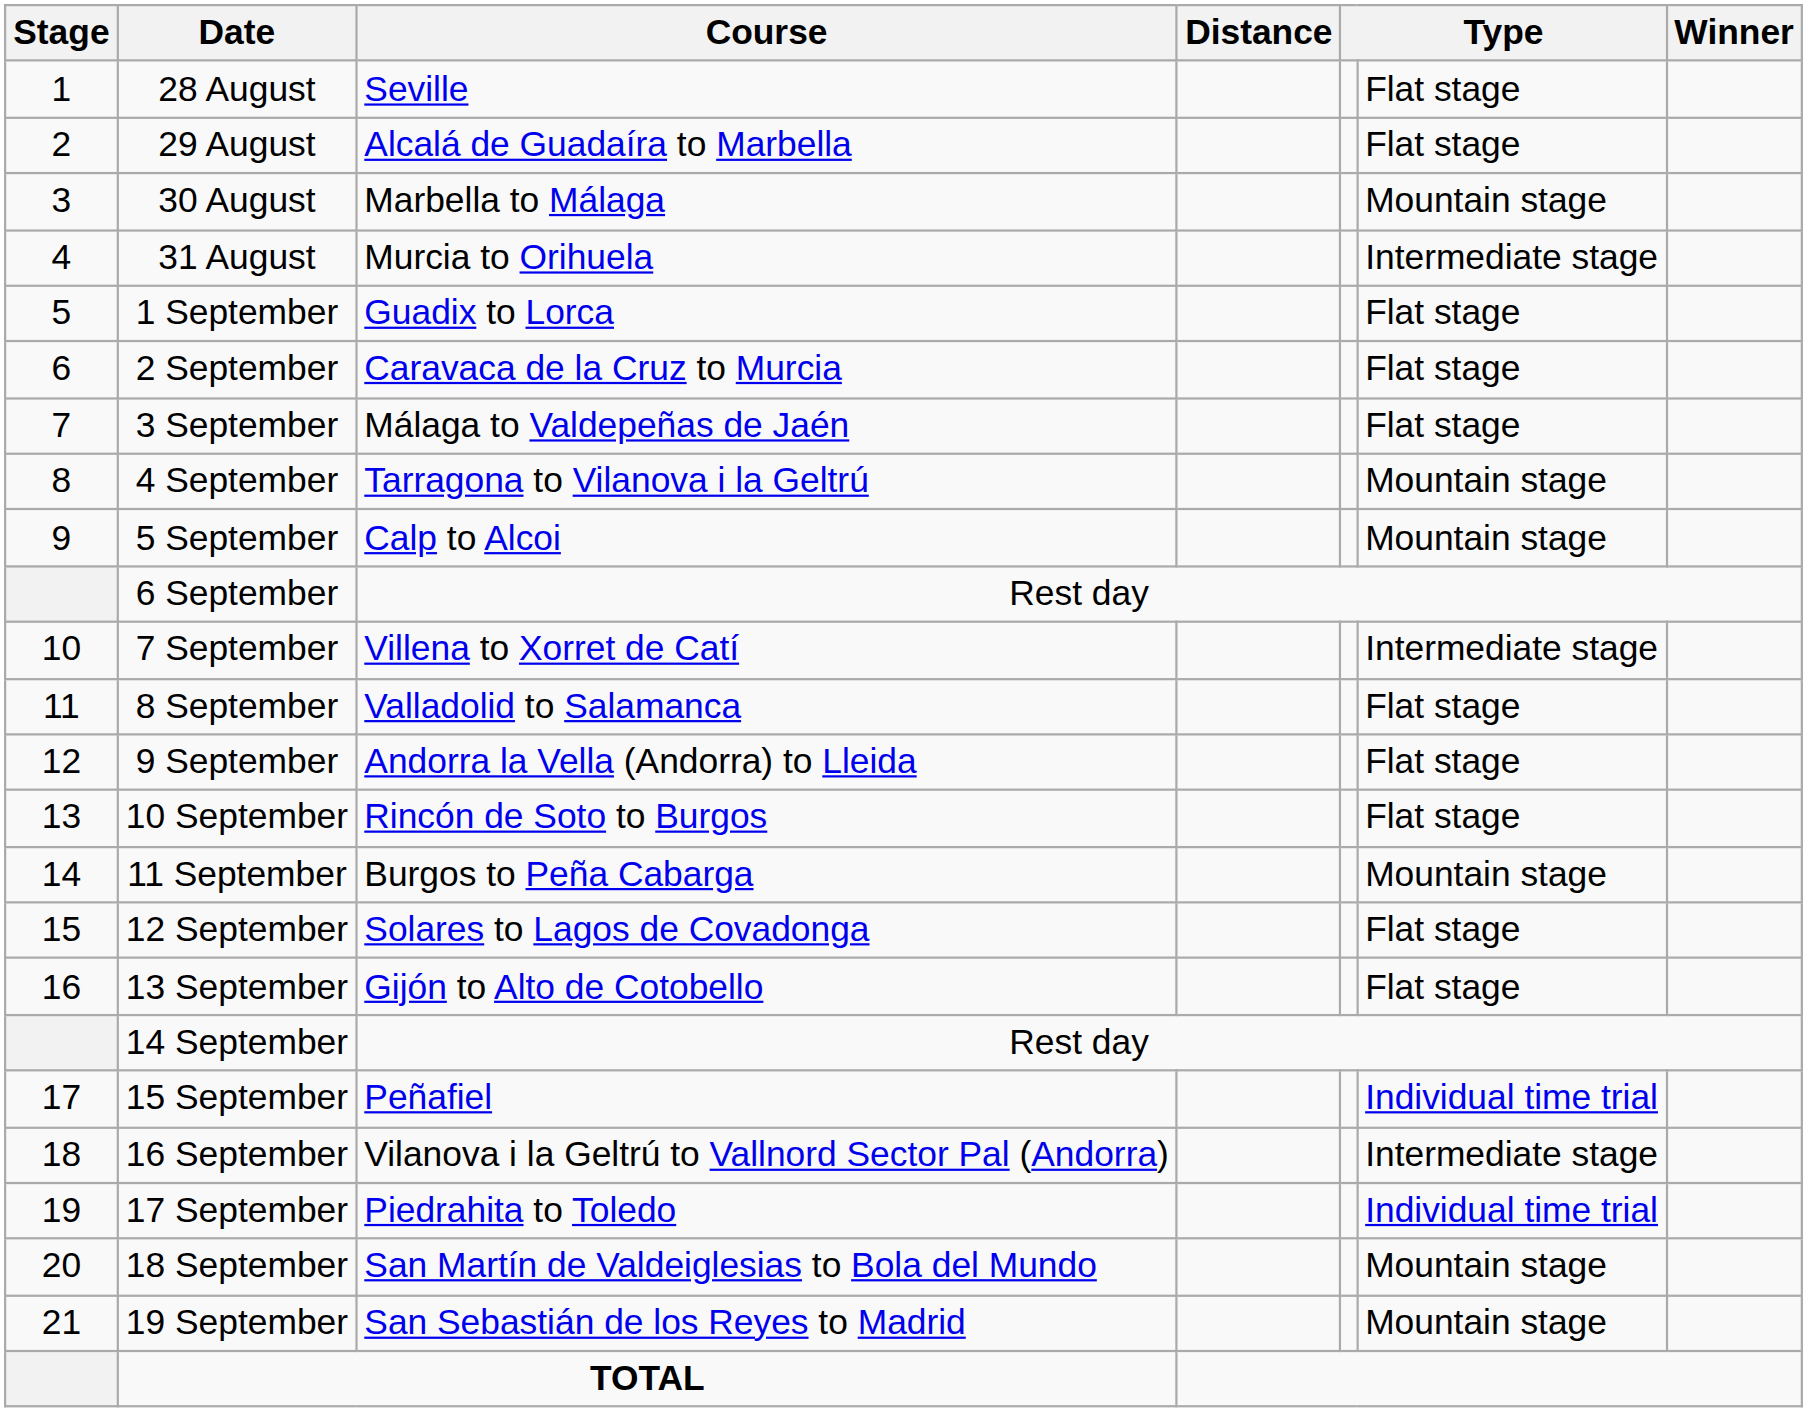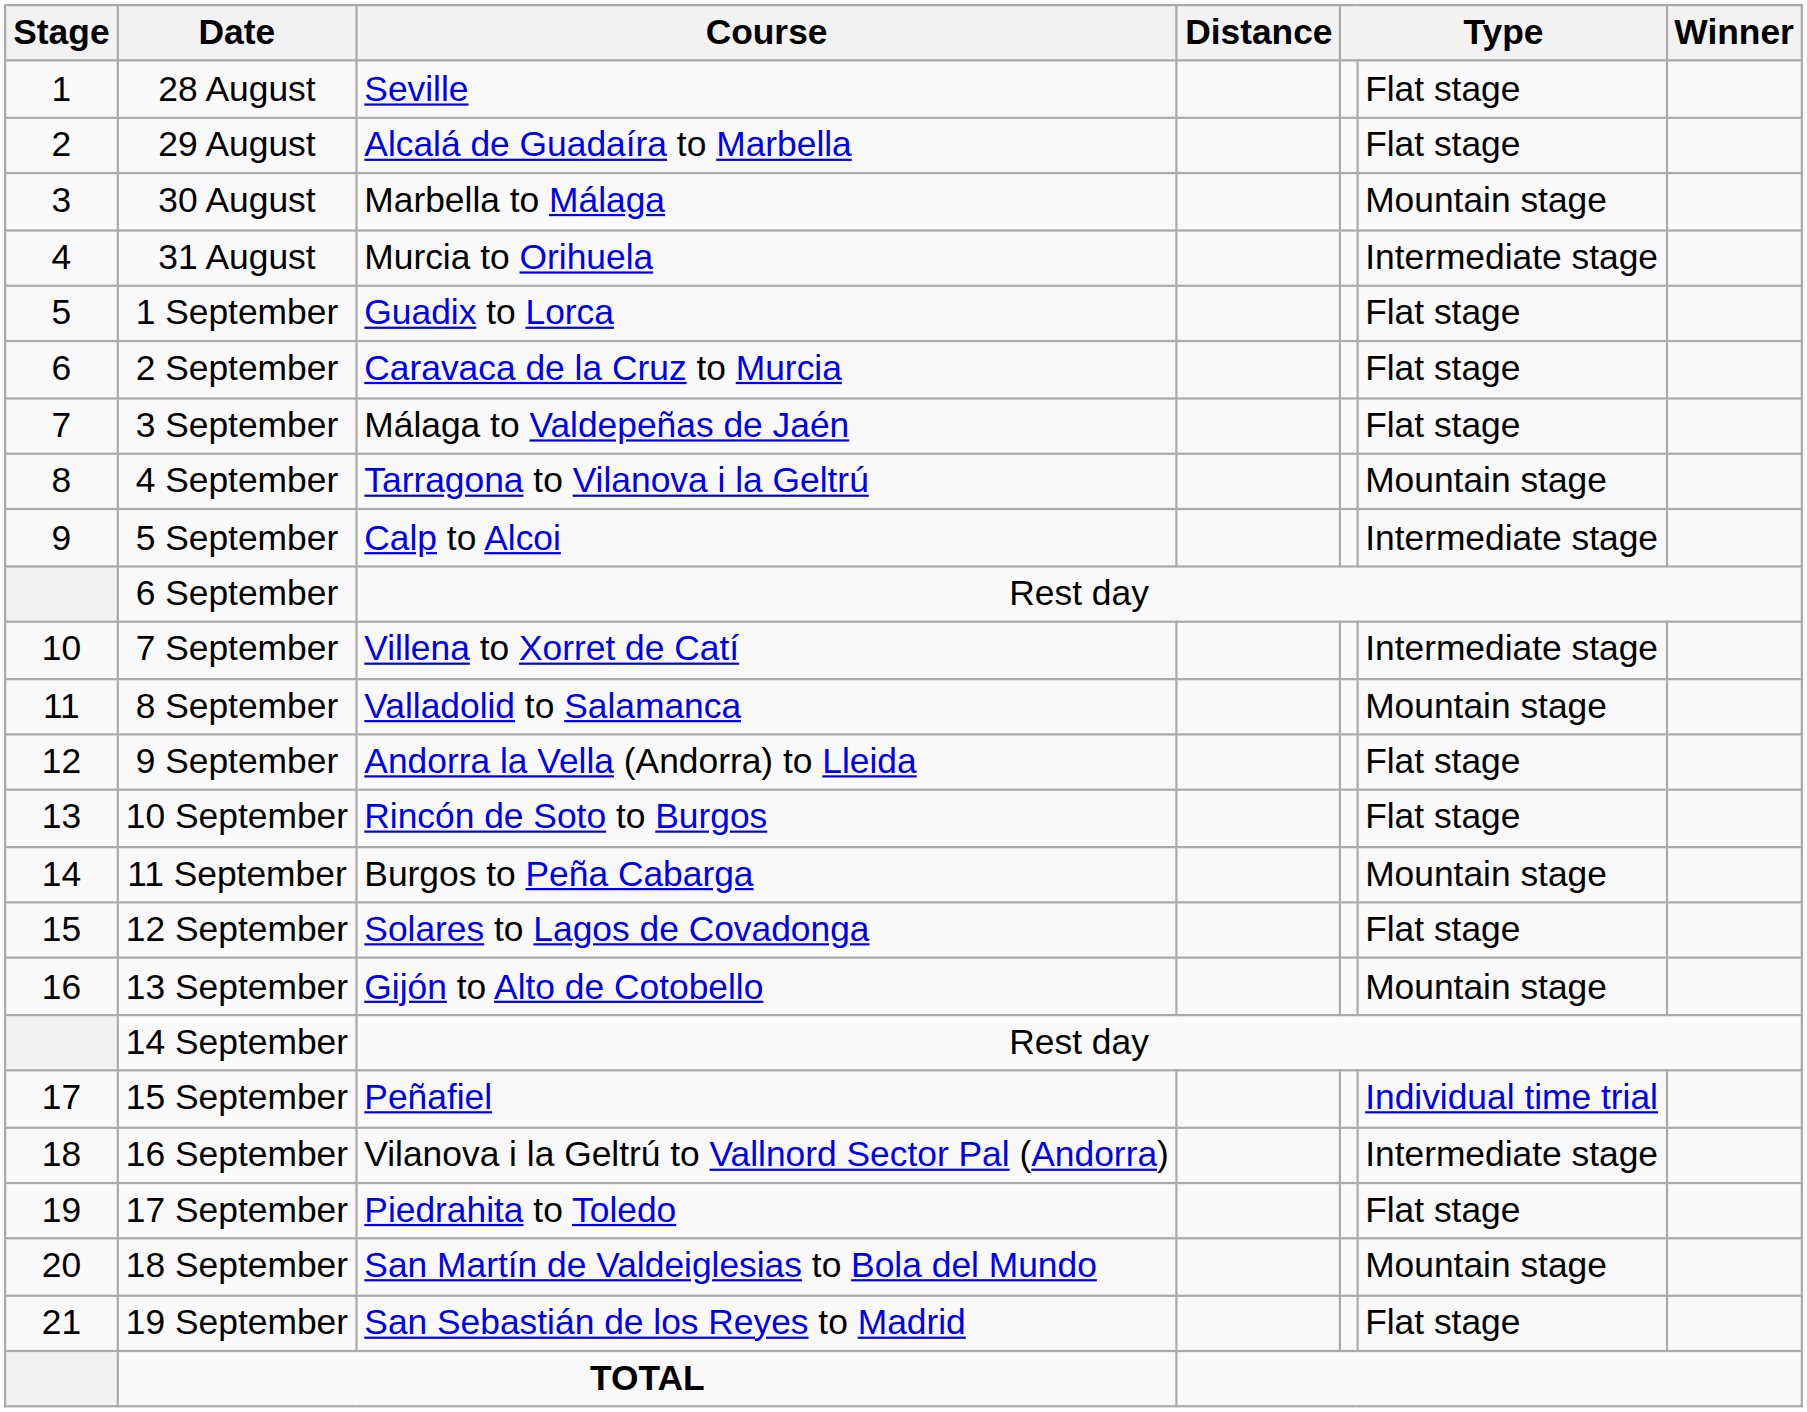(1486, 537) Mountain stage -> (1512, 537) Intermediate stage
(1443, 705) Flat stage -> (1486, 705) Mountain stage
(1443, 985) Flat stage -> (1486, 985) Mountain stage
(1512, 1210) Individual time trial -> (1443, 1210) Flat stage
(1486, 1322) Mountain stage -> (1443, 1322) Flat stage
